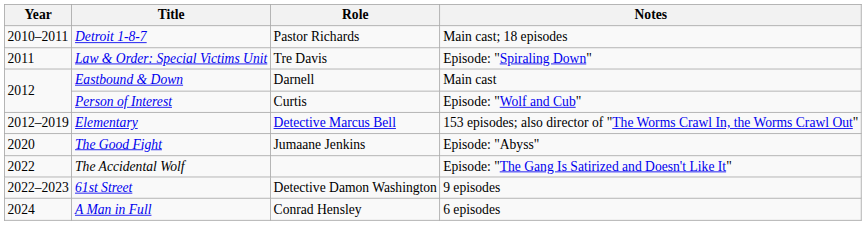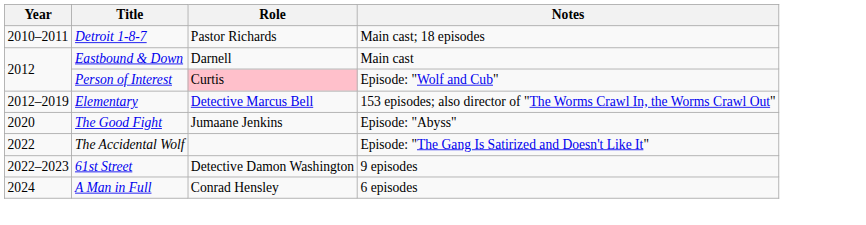- row: (171, 58)
(290, 101) no background -> (207, 79) pink background
